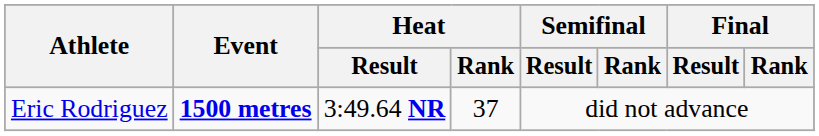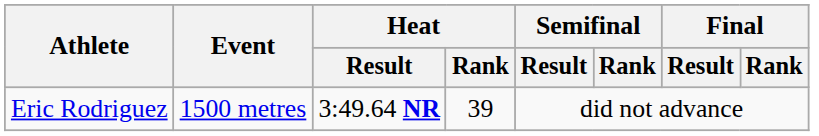(246, 108) bold -> (243, 108) normal
(486, 108) 37 -> (480, 108) 39
